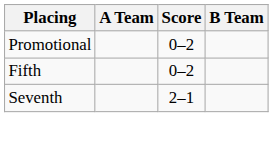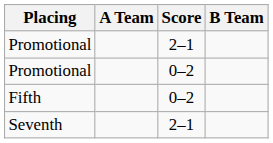+ row: (50, 44)
